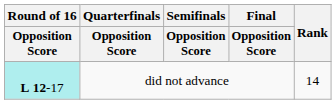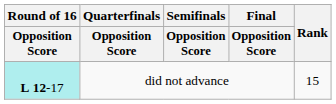(312, 80) 14 -> (312, 80) 15
